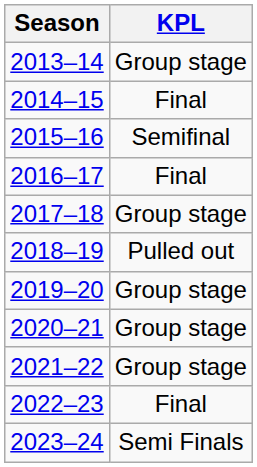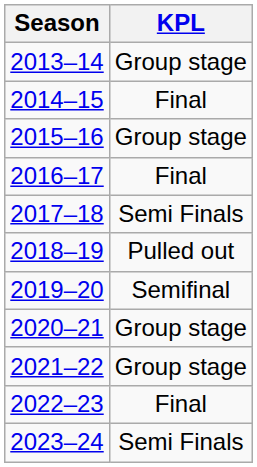(181, 137) Semifinal -> (181, 137) Group stage
(181, 213) Group stage -> (181, 213) Semi Finals
(181, 289) Group stage -> (181, 289) Semifinal
